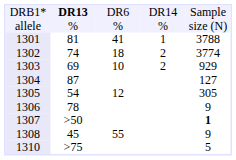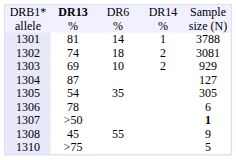(118, 39) 41 -> (118, 39) 14
(208, 52) 3774 -> (208, 52) 3081
(118, 93) 12 -> (118, 93) 35
(208, 106) 9 -> (208, 106) 6
